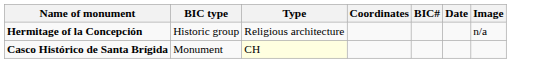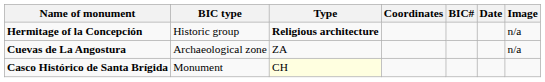(294, 31) normal -> (325, 31) bold
+ row: (66, 49)
